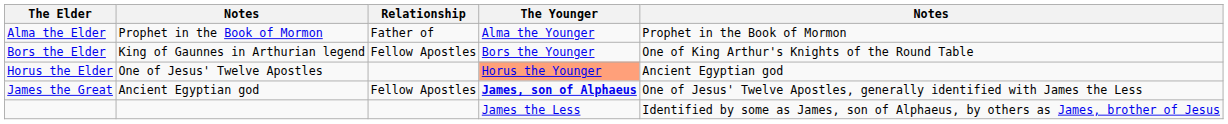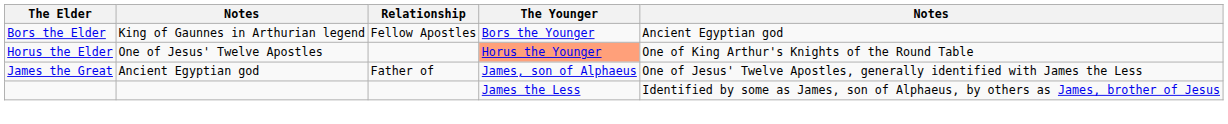- row: (57, 33)
(808, 52) One of King Arthur's Knights of the Round Table -> (713, 33) Ancient Egyptian god
(713, 71) Ancient Egyptian god -> (808, 52) One of King Arthur's Knights of the Round Table
(423, 90) Fellow Apostles -> (402, 71) Father of
(559, 90) bold -> (559, 71) normal
